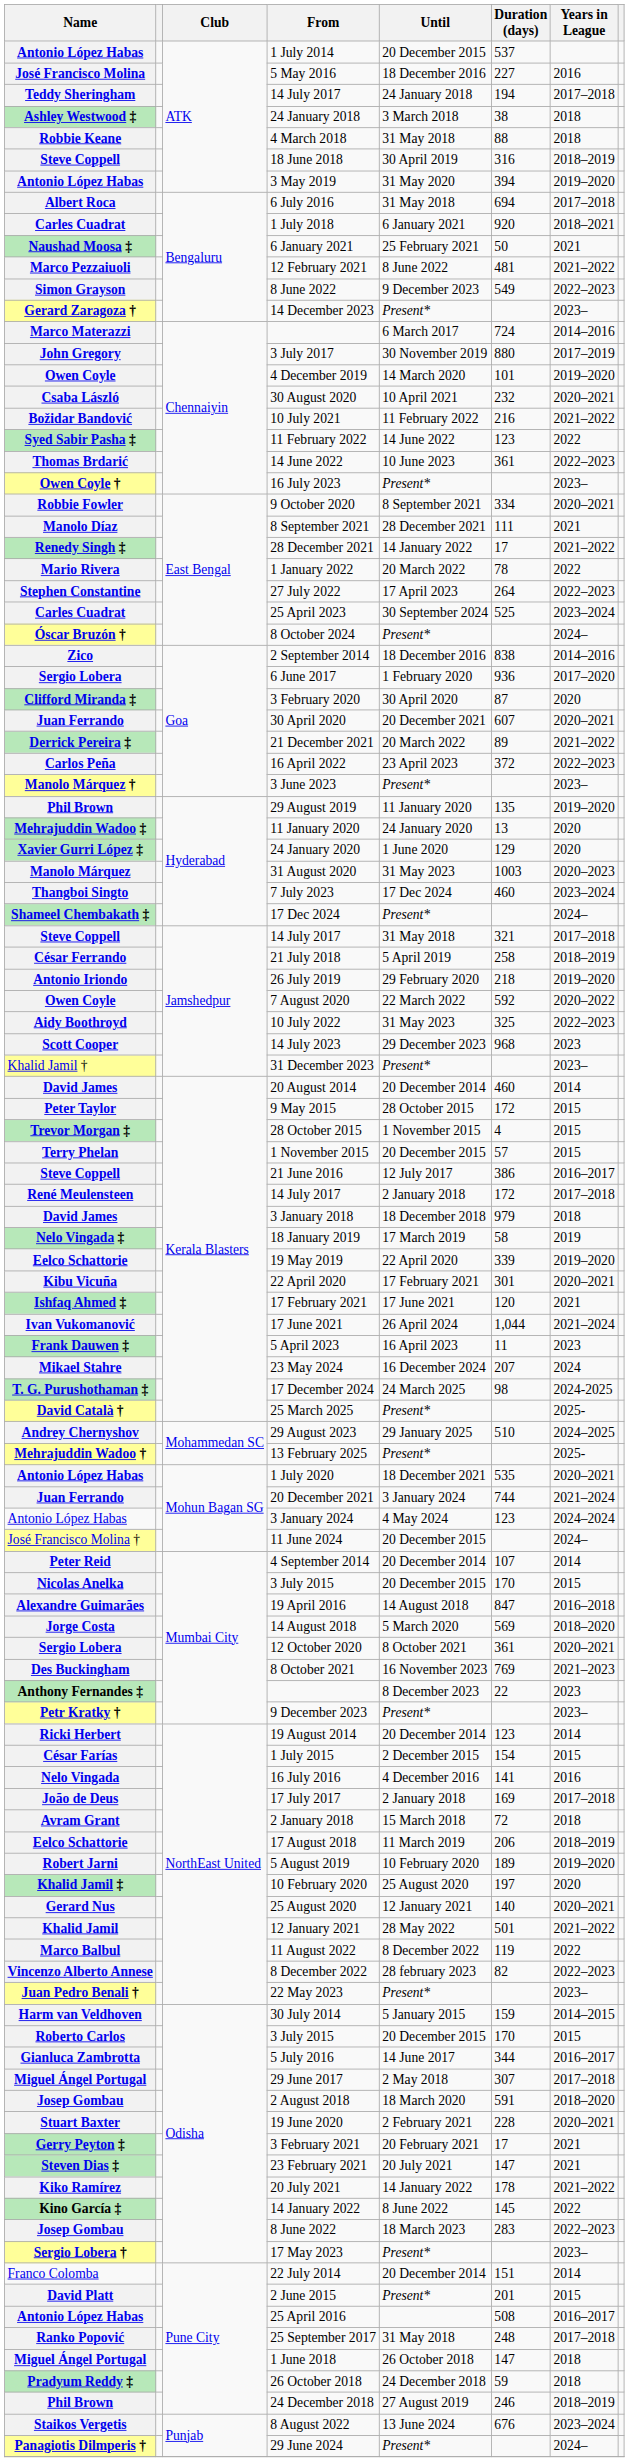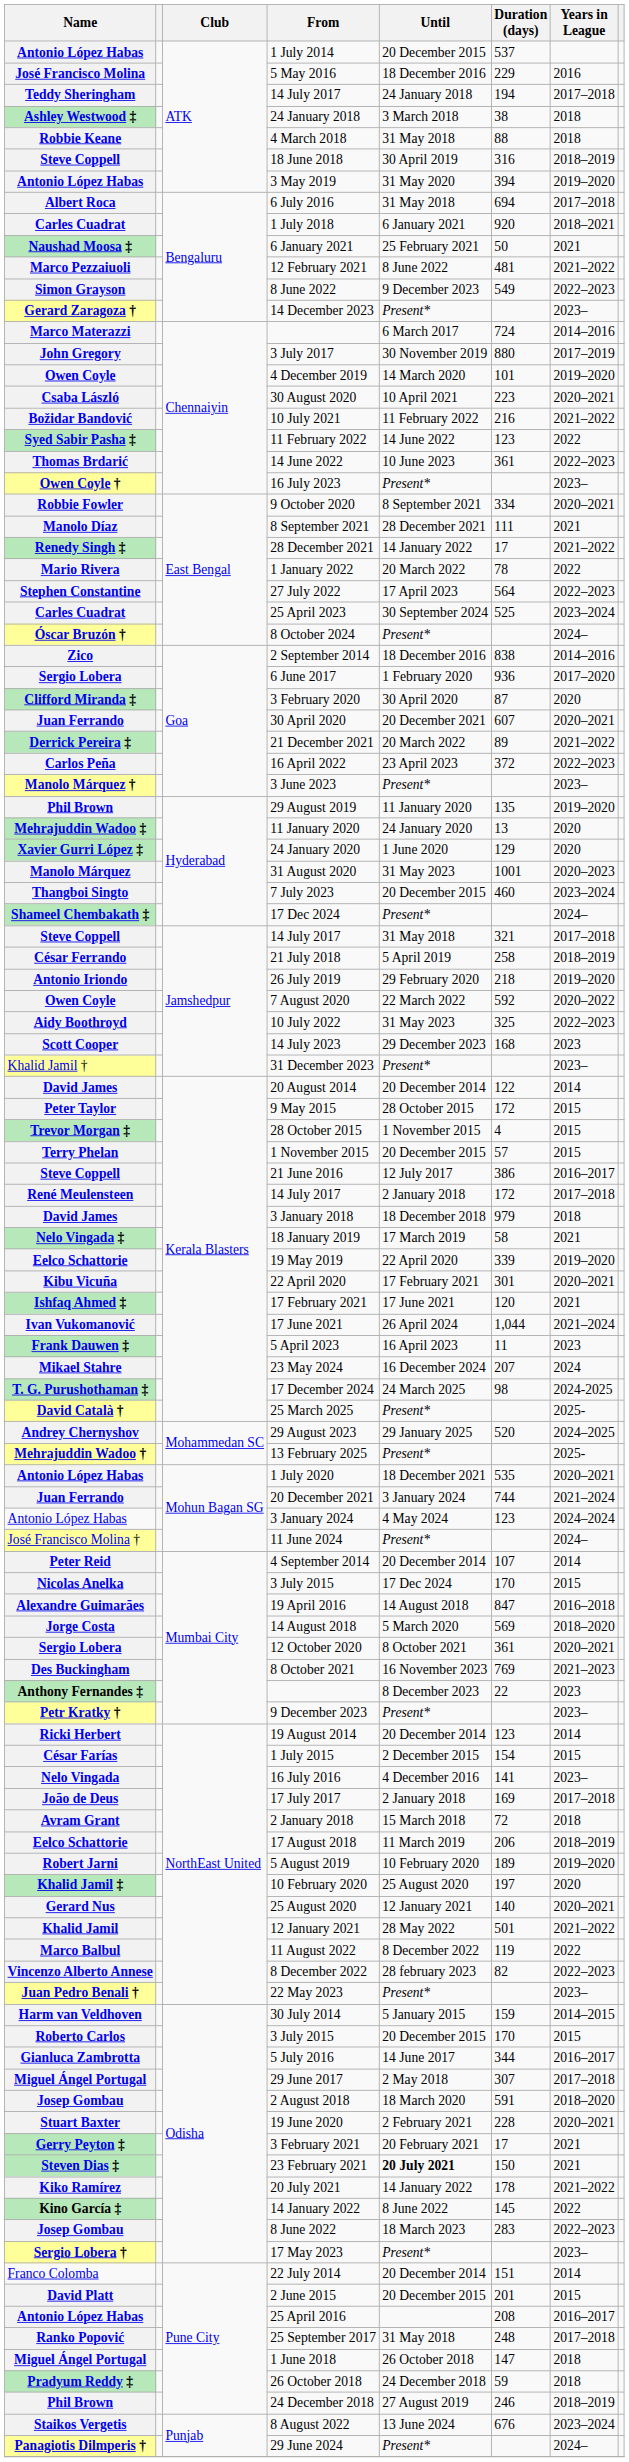(505, 73) 227 -> (505, 73) 229
(505, 397) 232 -> (505, 397) 223
(505, 591) 264 -> (505, 591) 564
(508, 871) 1003 -> (508, 871) 1001
(417, 893) 17 Dec 2024 -> (434, 893) 20 December 2015
(505, 1044) 968 -> (505, 1044) 168
(505, 1087) 460 -> (505, 1087) 122
(567, 1238) 2019 -> (567, 1238) 2021
(505, 1432) 510 -> (505, 1432) 520
(434, 1540) 20 December 2015 -> (406, 1540) Present*
(434, 1583) 20 December 2015 -> (417, 1583) 17 Dec 2024
(567, 1777) 2016 -> (570, 1777) 2023–
(417, 2165) normal -> (419, 2165) bold
(505, 2165) 147 -> (505, 2165) 150
(406, 2295) Present* -> (434, 2295) 20 December 2015
(505, 2316) 508 -> (505, 2316) 208
